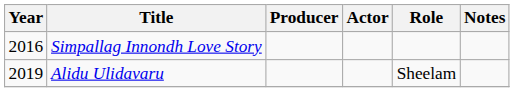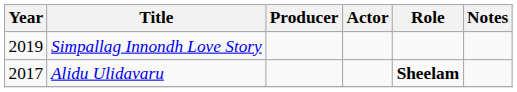(26, 45) 2016 -> (26, 45) 2019
(26, 73) 2019 -> (26, 73) 2017
(426, 73) normal -> (428, 73) bold
